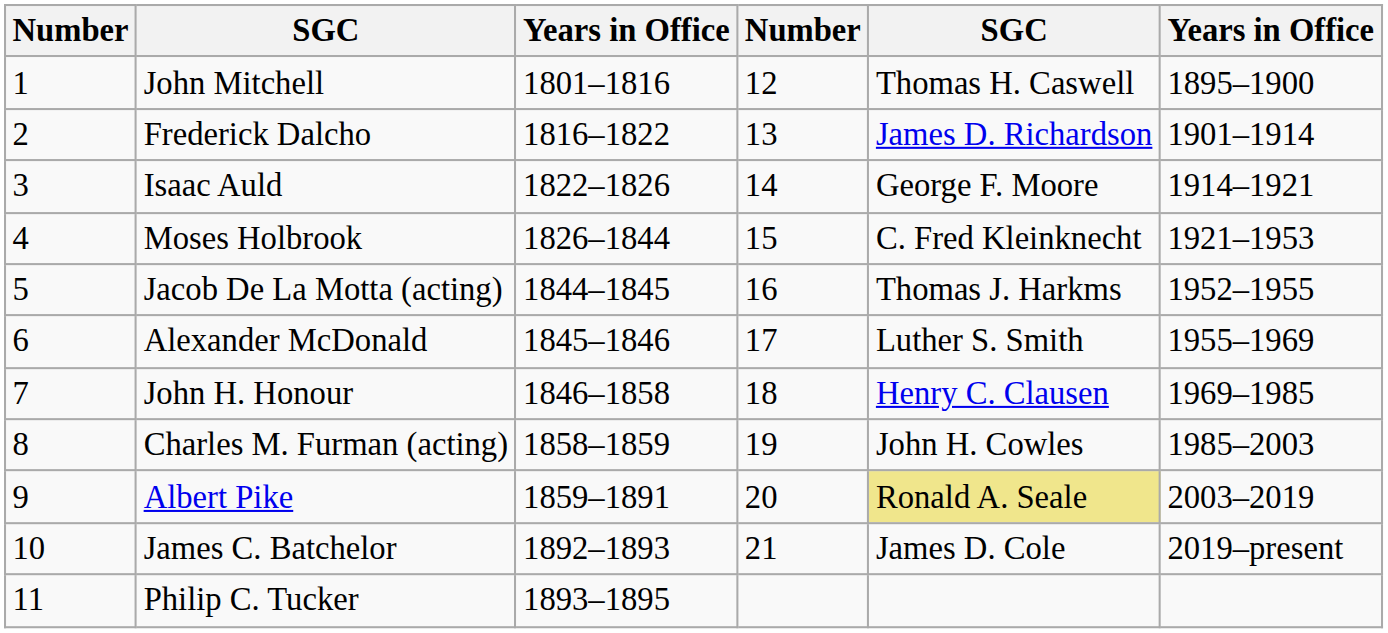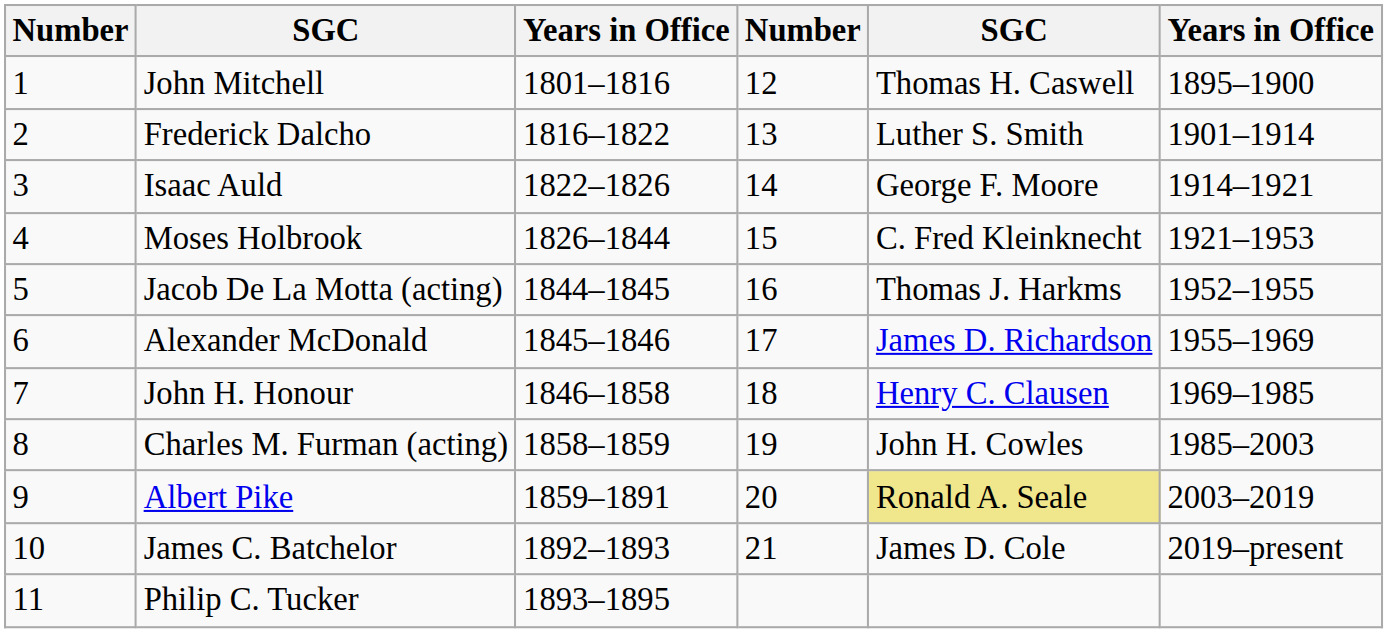(1014, 133) James D. Richardson -> (980, 133) Luther S. Smith
(980, 340) Luther S. Smith -> (1014, 340) James D. Richardson
